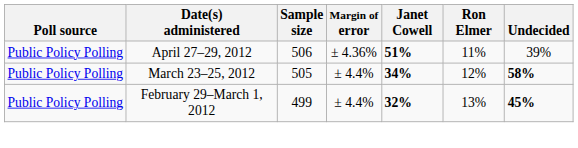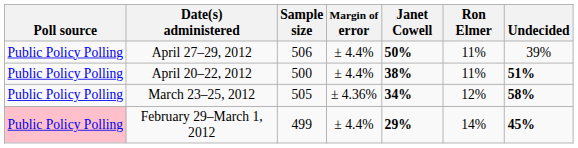(354, 52) ± 4.36% -> (354, 52) ± 4.4%
(398, 52) 51% -> (398, 52) 50%
+ row: (202, 73)
(354, 73) ± 4.4% -> (354, 95) ± 4.36%
(65, 102) no background -> (65, 124) pink background
(398, 102) 32% -> (398, 124) 29%
(474, 102) 13% -> (474, 124) 14%
